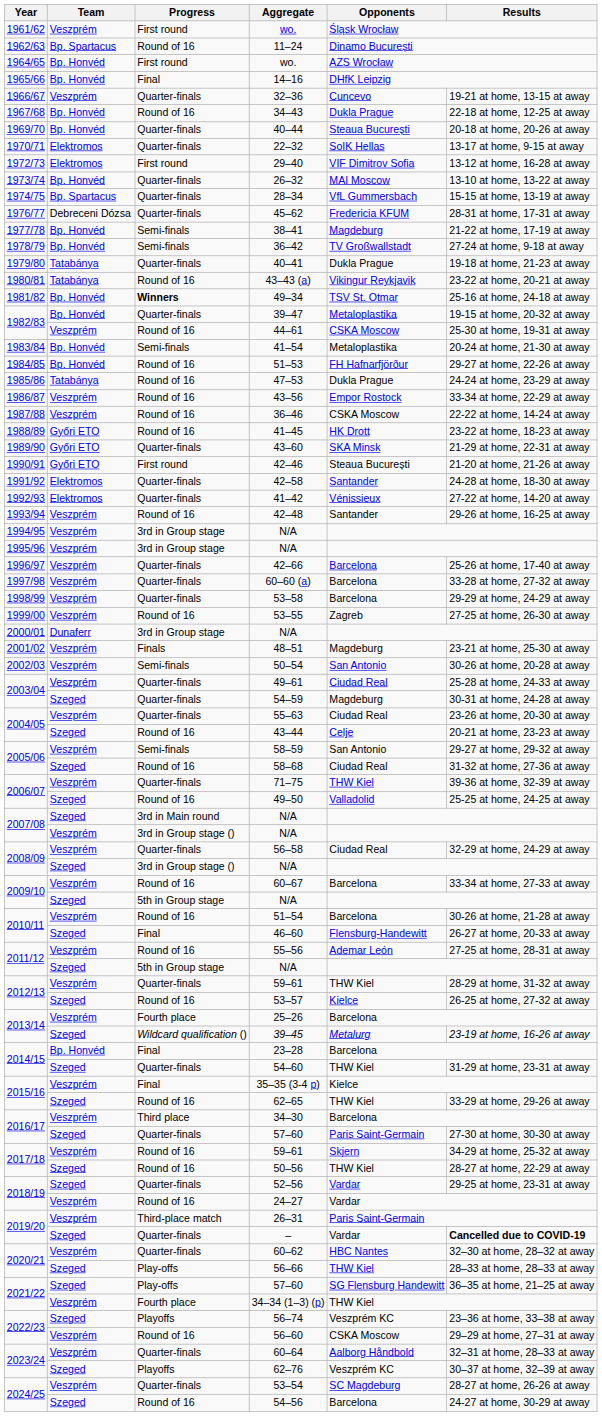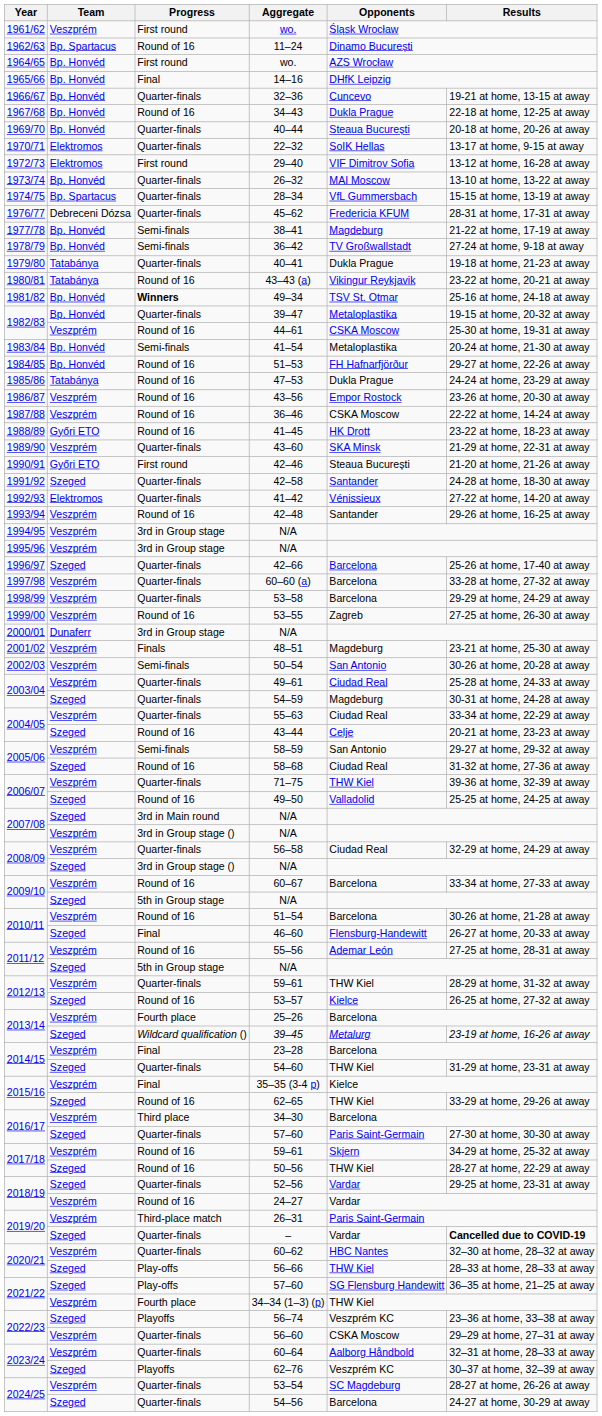(73, 96) Veszprém -> (77, 96) Bp. Honvéd
(519, 398) 33-34 at home, 22-29 at away -> (519, 398) 23-26 at home, 20-30 at away
(75, 448) Győri ETO -> (73, 448) Veszprém
(76, 481) Elektromos -> (68, 481) Szeged
(73, 565) Veszprém -> (68, 565) Szeged
(519, 716) 23-26 at home, 20-30 at away -> (519, 716) 33-34 at home, 22-29 at away
(77, 1051) Bp. Honvéd -> (73, 1051) Veszprém
(166, 1335) Round of 16 -> (169, 1335) Quarter-finals
(166, 1402) Round of 16 -> (169, 1402) Quarter-finals
